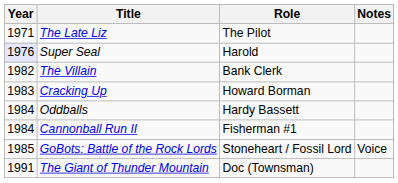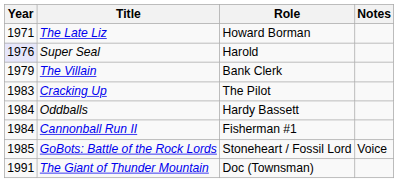(247, 33) The Pilot -> (266, 33) Howard Borman
(21, 71) 1982 -> (21, 71) 1979
(266, 91) Howard Borman -> (247, 91) The Pilot
